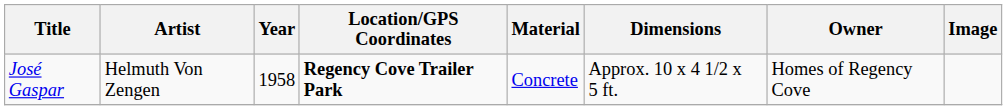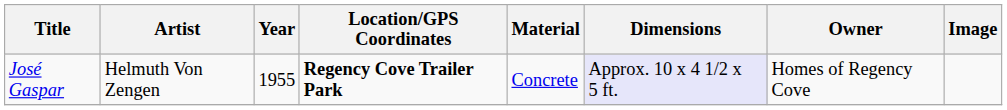(277, 79) 1958 -> (277, 79) 1955
(665, 79) no background -> (665, 79) lavender background
